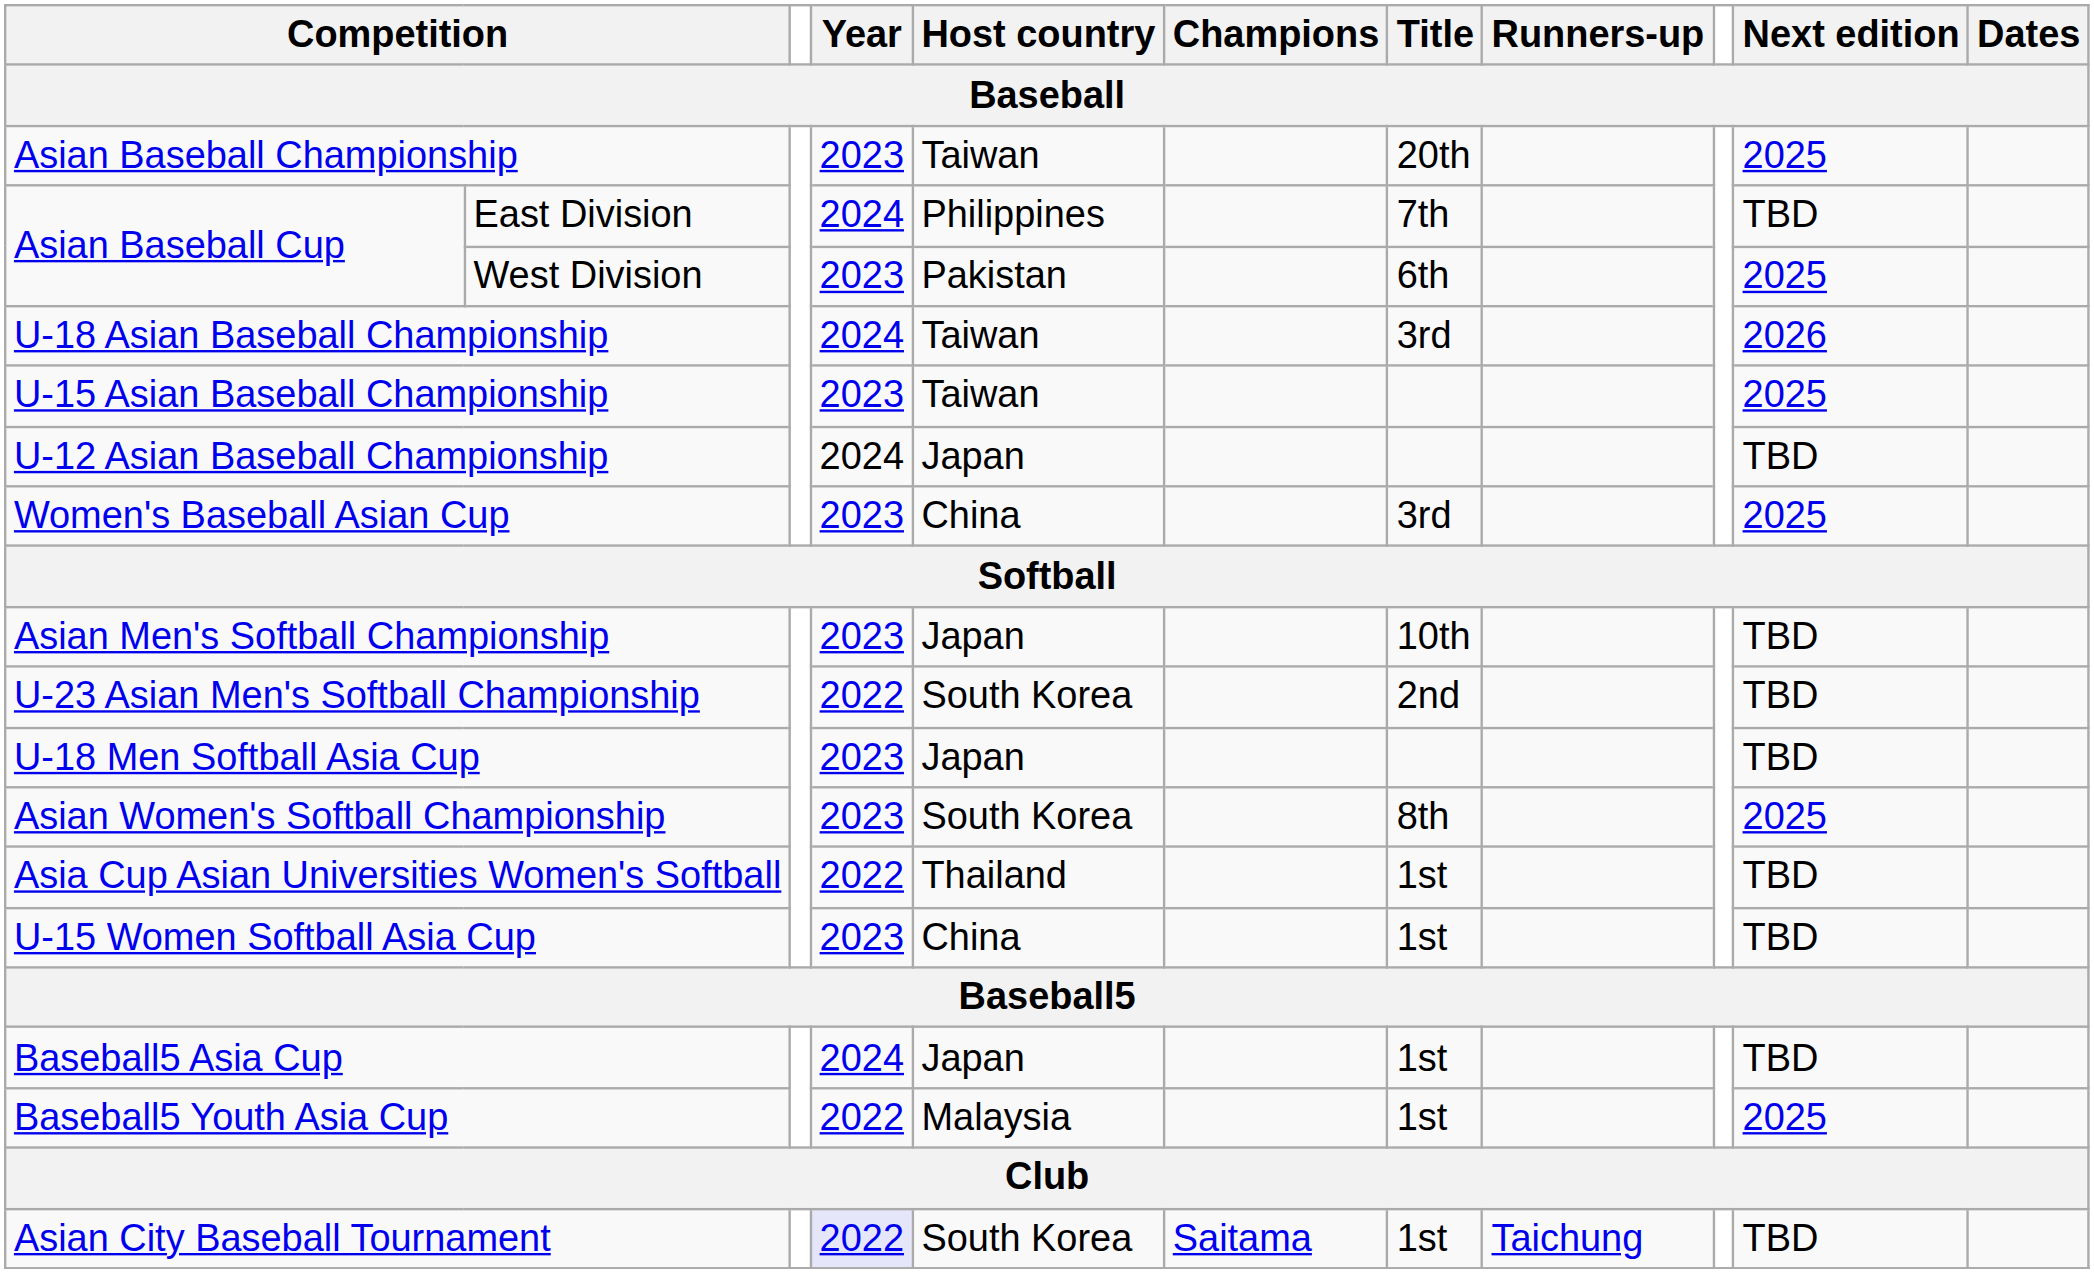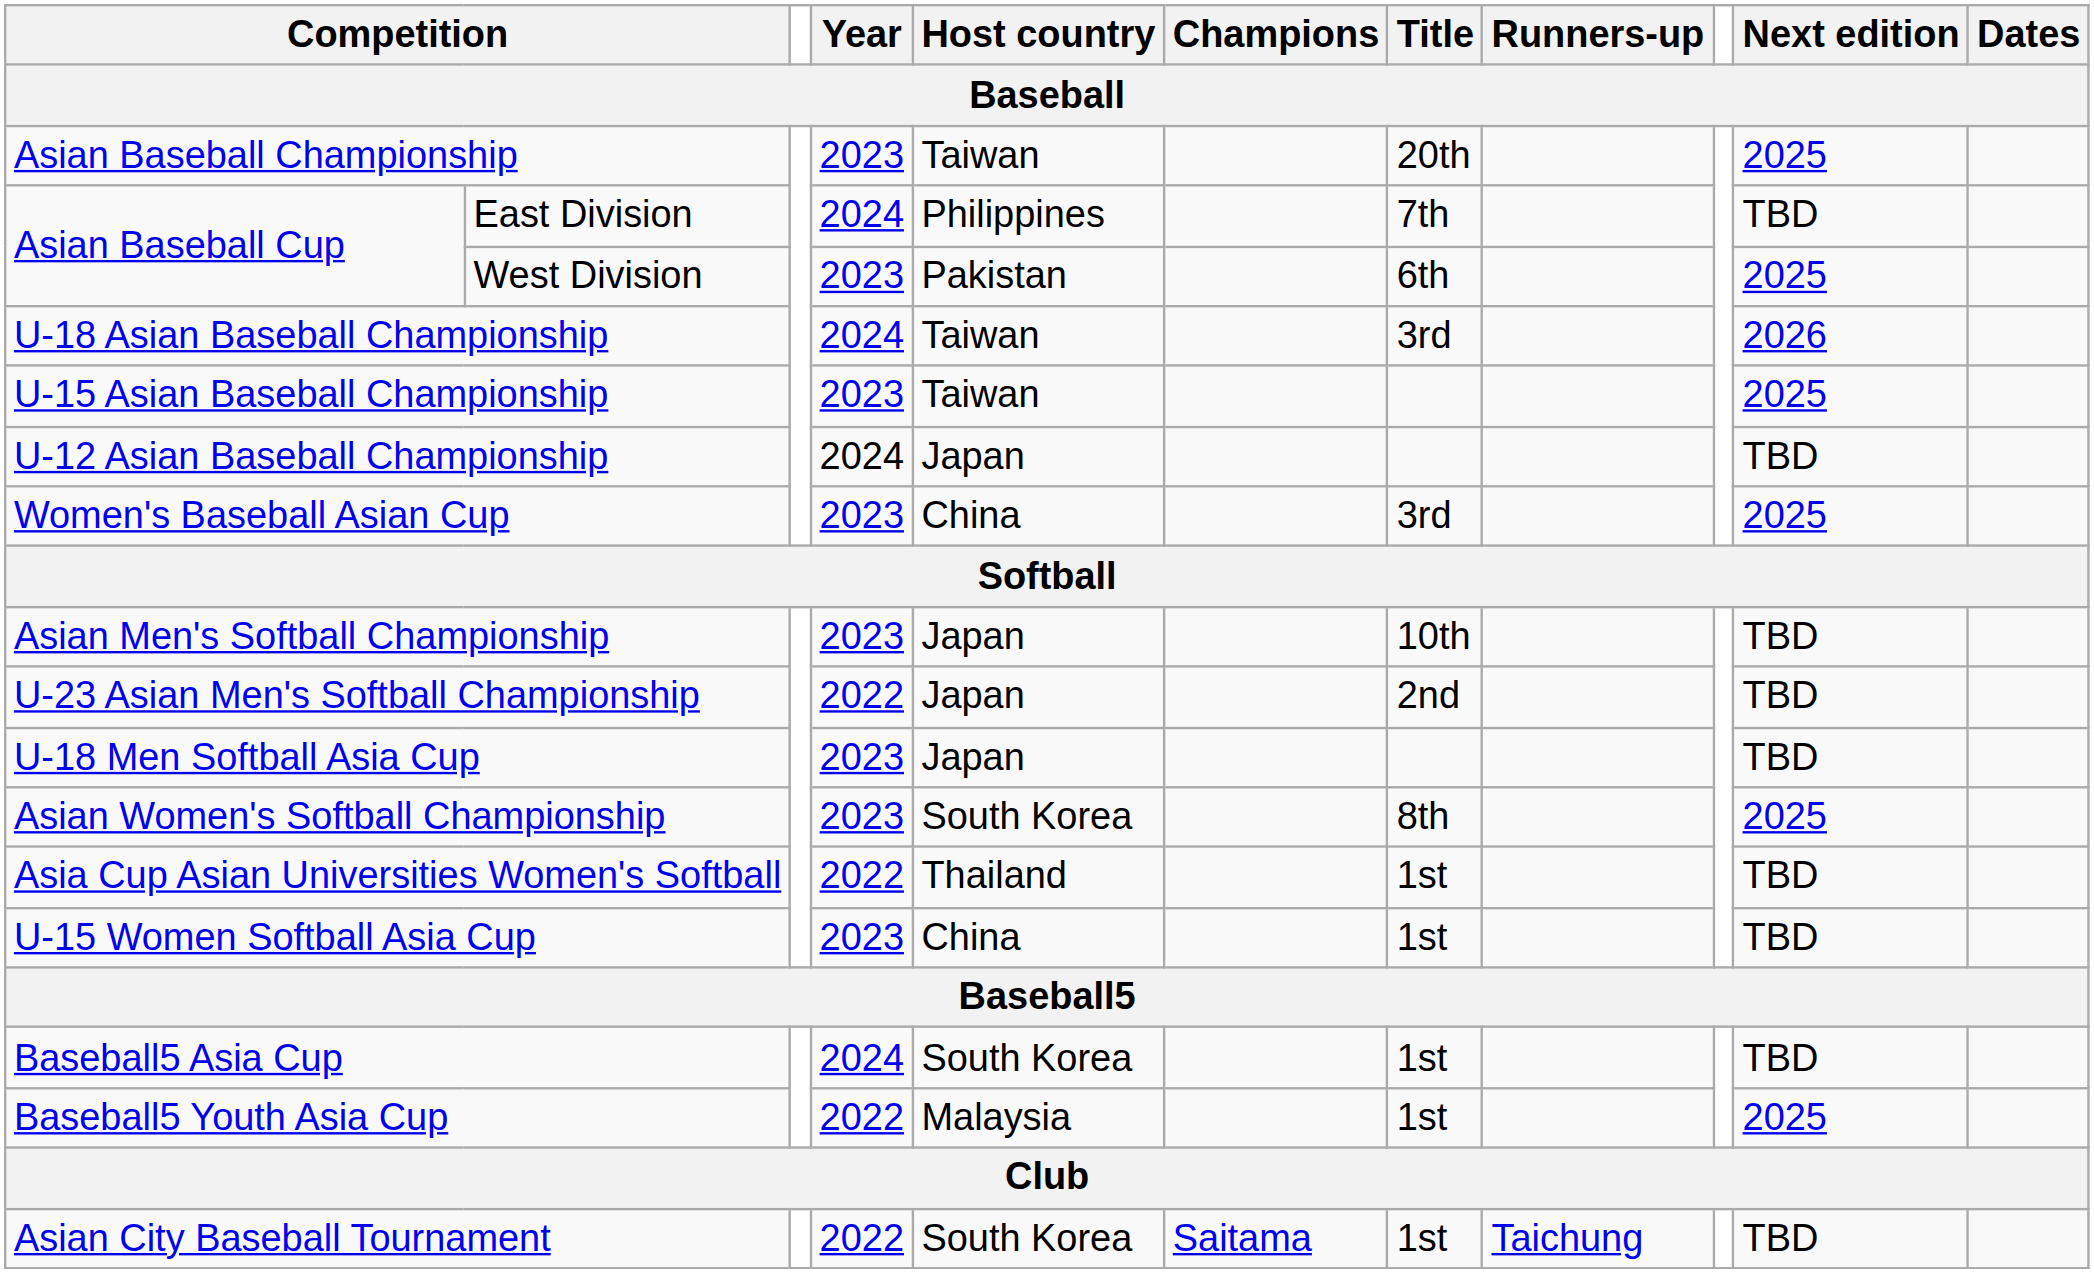(1027, 696) South Korea -> (973, 696) Japan
(973, 1056) Japan -> (1027, 1056) South Korea
(862, 1237) lavender background -> (862, 1237) no background
